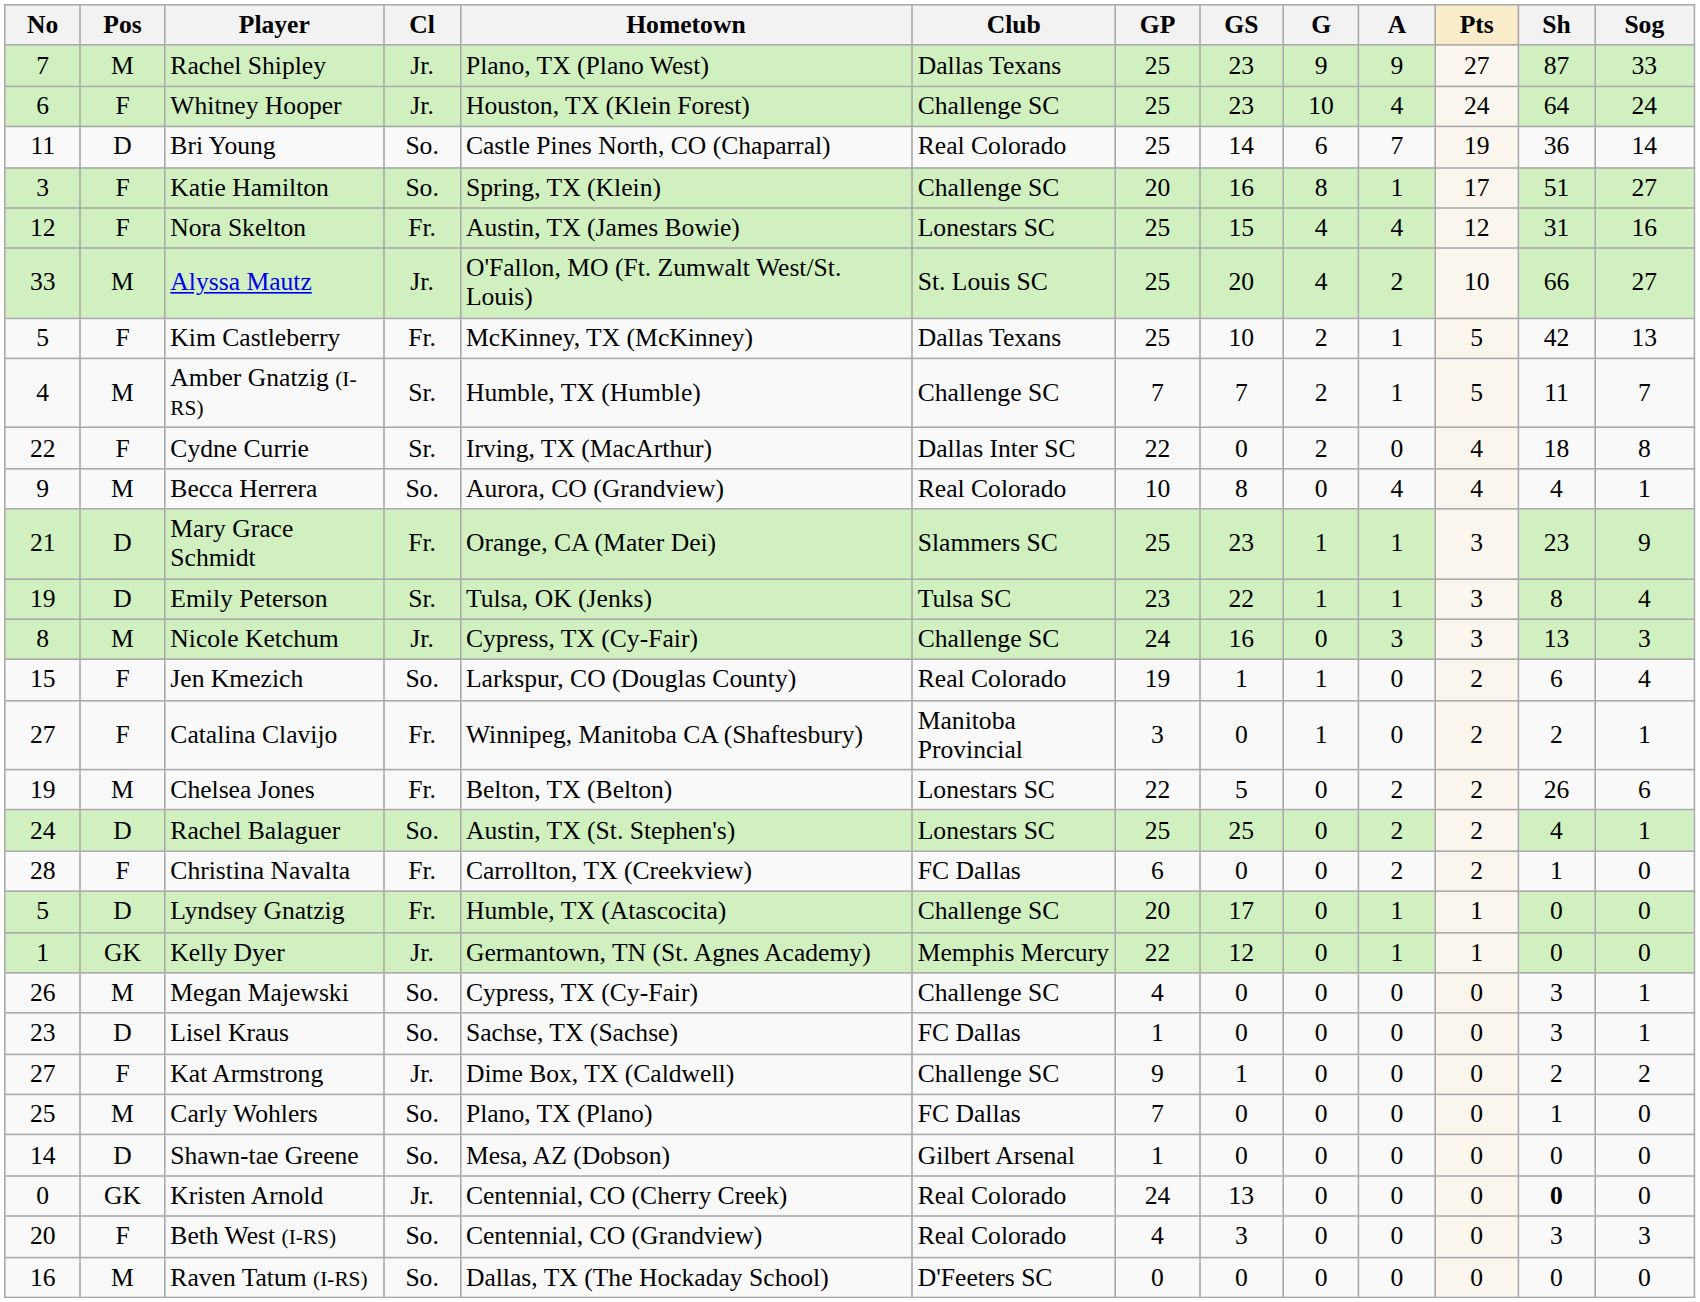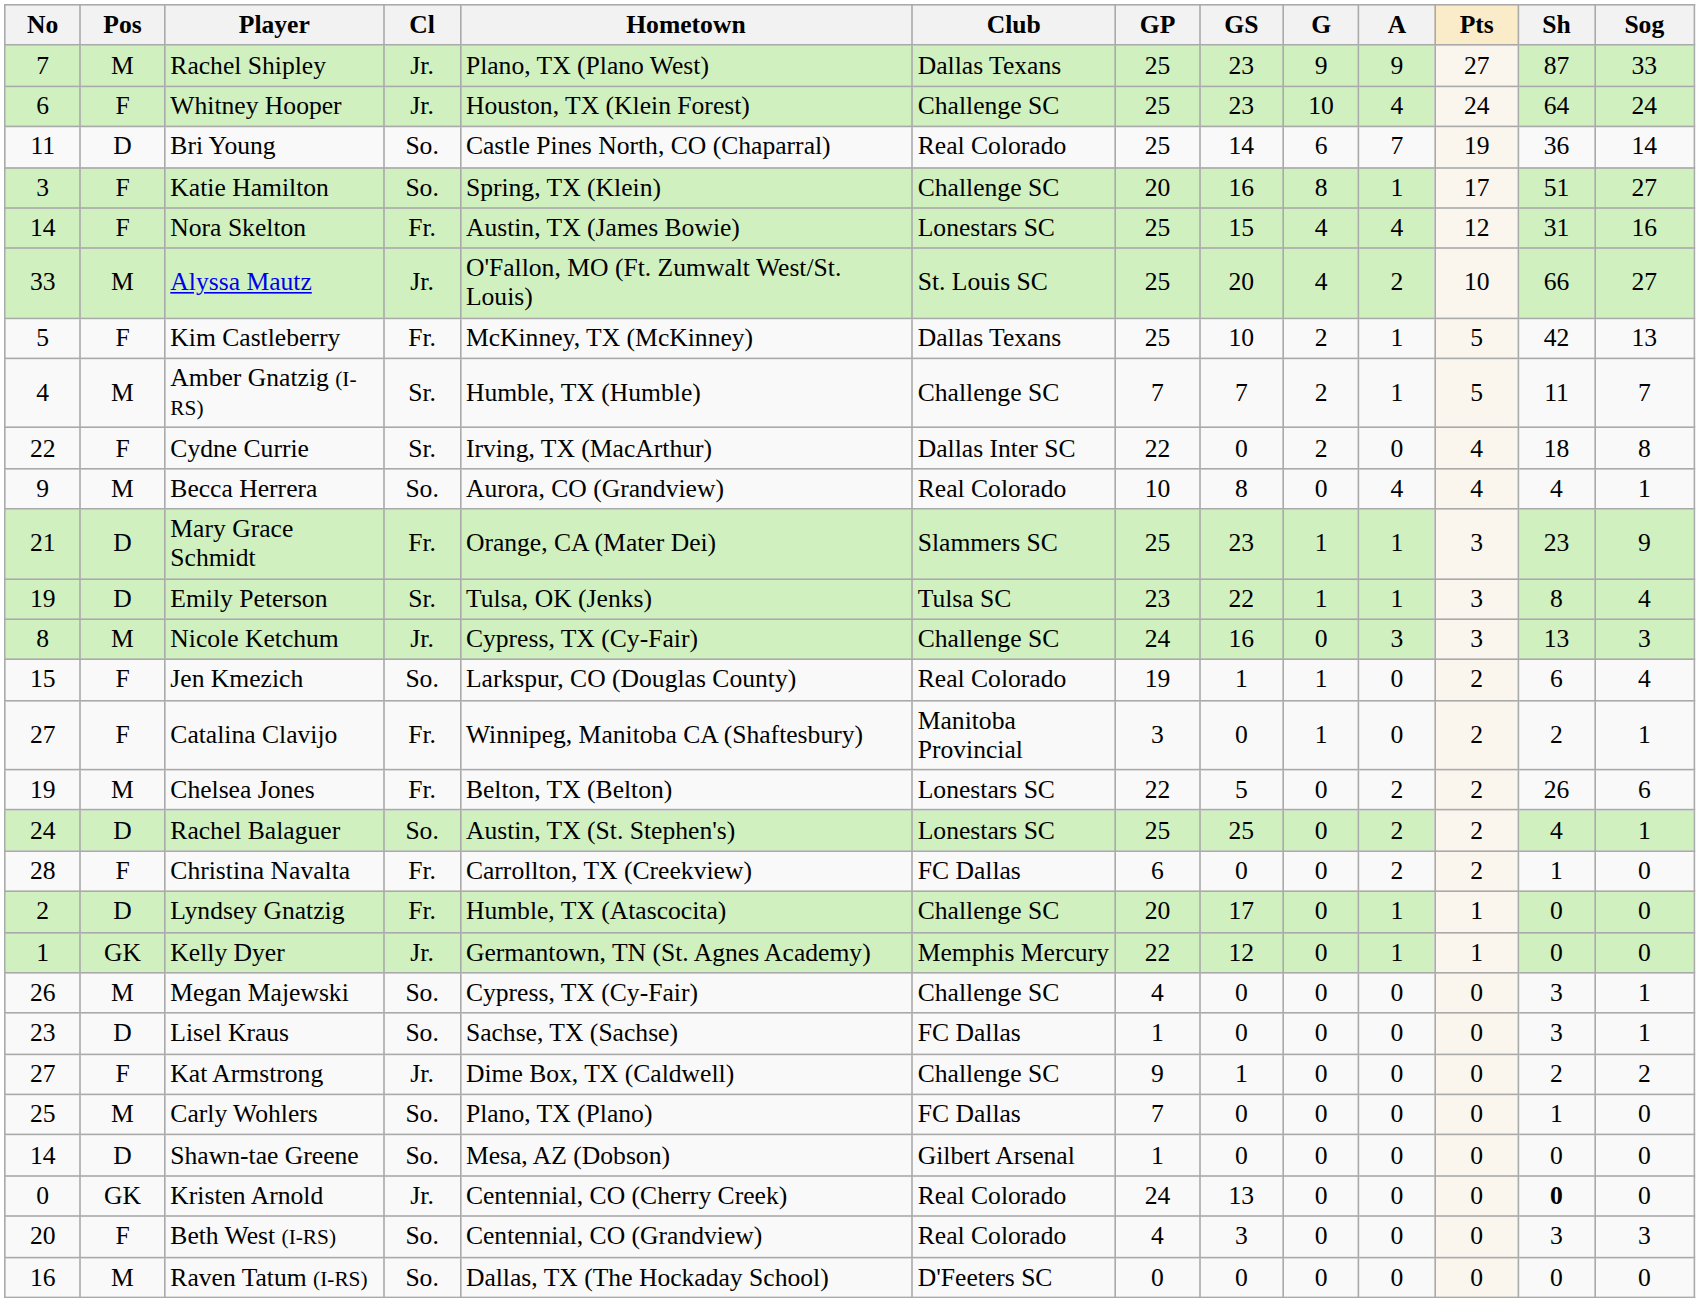(43, 227) 12 -> (43, 227) 14
(43, 911) 5 -> (43, 911) 2
